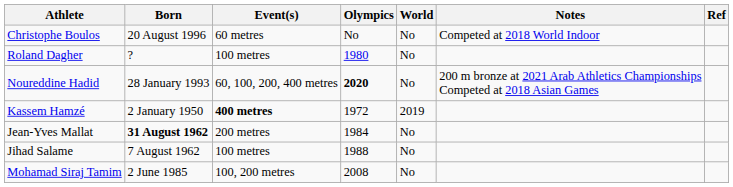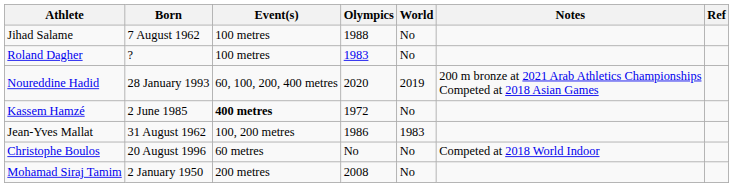rows swapped: (54, 35) <-> (40, 152)
(356, 55) 1980 -> (356, 55) 1983
(356, 83) bold -> (356, 83) normal
(407, 83) No -> (412, 83) 2019
(165, 111) 2 January 1950 -> (157, 111) 2 June 1985
(412, 111) 2019 -> (407, 111) No
(168, 131) bold -> (167, 131) normal
(242, 131) 200 metres -> (255, 131) 100, 200 metres
(356, 131) 1984 -> (356, 131) 1986
(407, 131) No -> (412, 131) 1983
(157, 172) 2 June 1985 -> (165, 172) 2 January 1950
(255, 172) 100, 200 metres -> (242, 172) 200 metres
